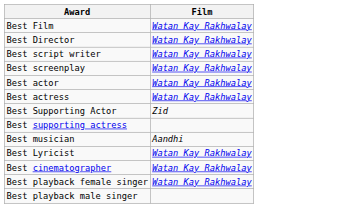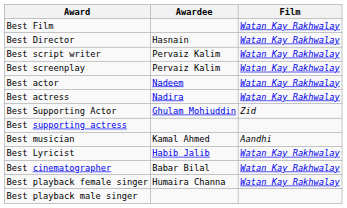+ column: (194, 11)
